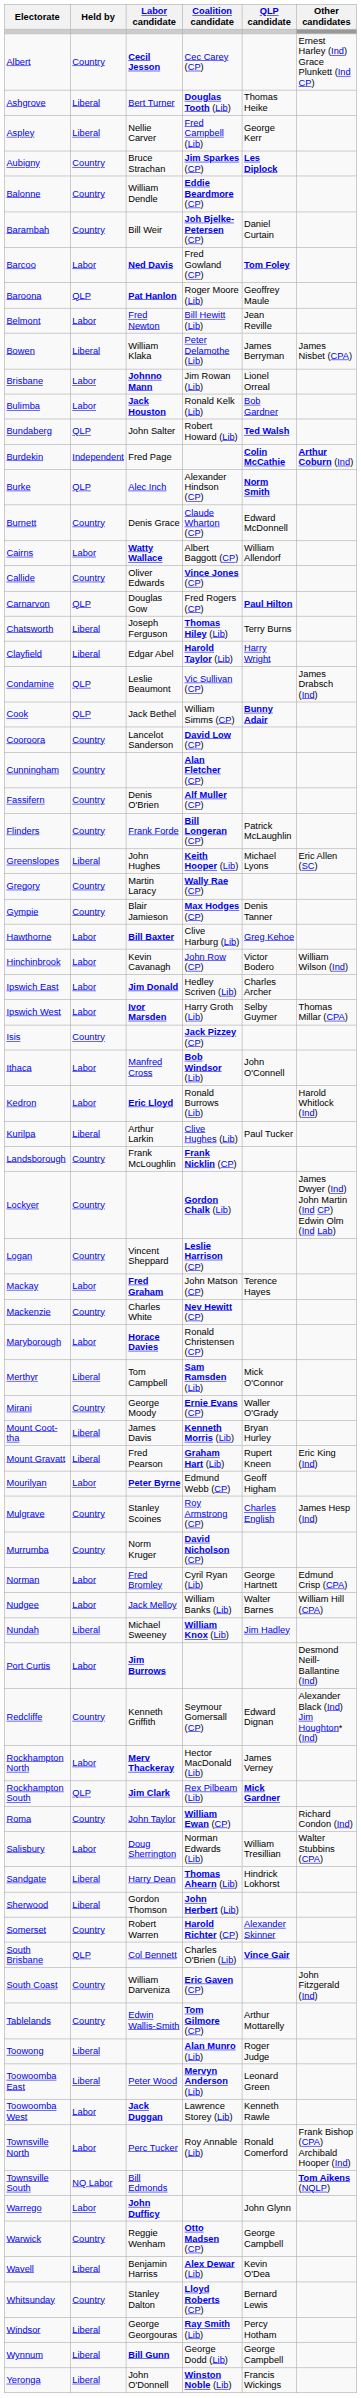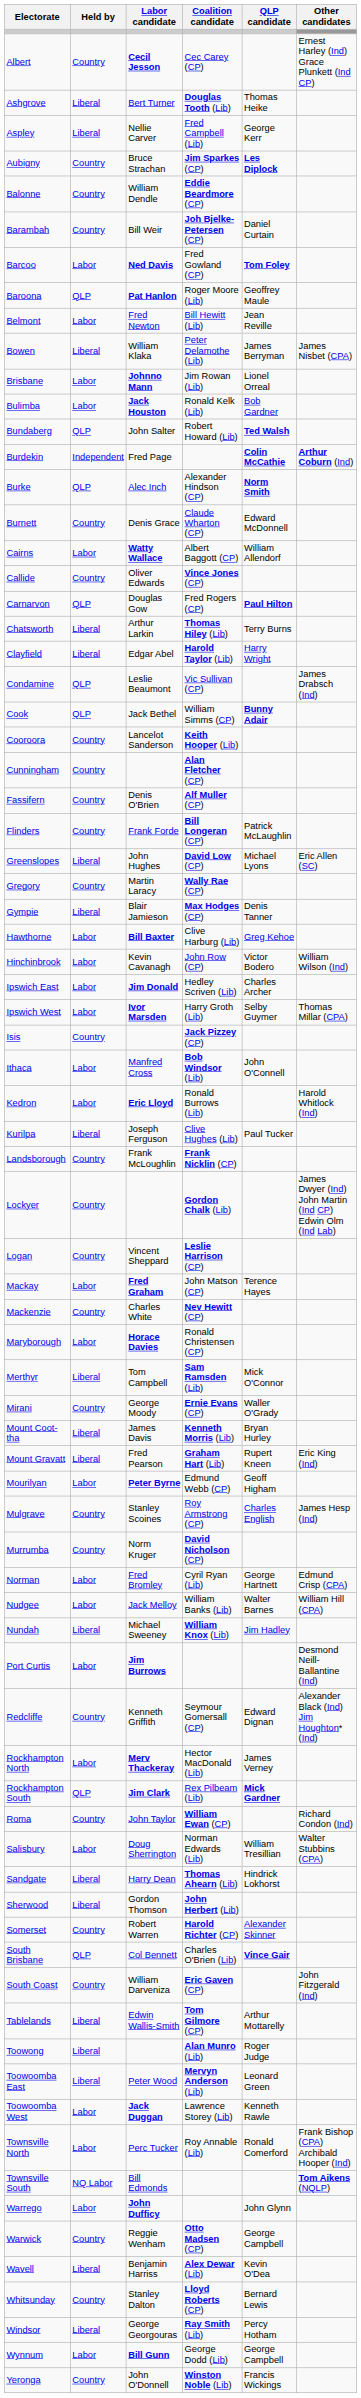(148, 628) Joseph Ferguson -> (141, 628) Arthur Larkin
(208, 739) David Low (CP) -> (211, 739) Keith Hooper (Lib)
(211, 861) Keith Hooper (Lib) -> (208, 861) David Low (CP)
(89, 911) Country -> (86, 911) Liberal
(141, 1133) Arthur Larkin -> (148, 1133) Joseph Ferguson
(89, 2021) Country -> (86, 2021) Liberal
(86, 2355) Liberal -> (84, 2355) Labor
(86, 2380) Liberal -> (89, 2380) Country
